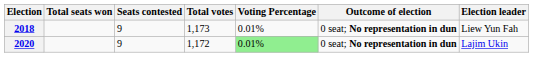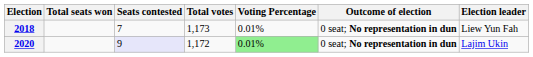(119, 28) 9 -> (119, 28) 7
(119, 44) no background -> (119, 44) lavender background
